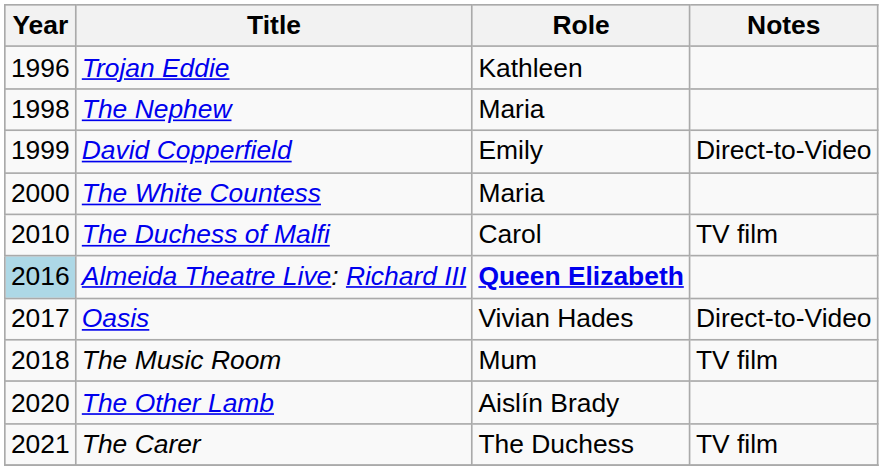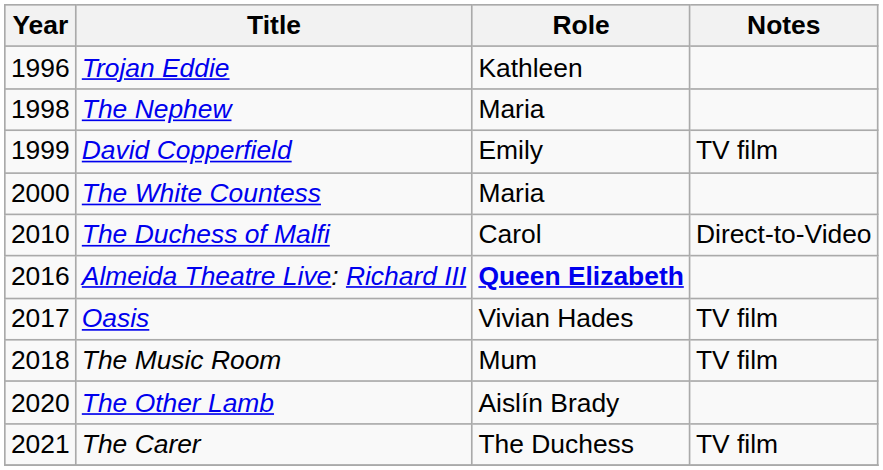(784, 151) Direct-to-Video -> (737, 151) TV film
(737, 234) TV film -> (784, 234) Direct-to-Video
(40, 276) lightblue background -> (40, 276) no background
(784, 318) Direct-to-Video -> (737, 318) TV film
